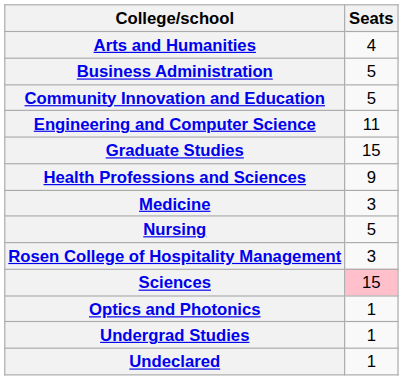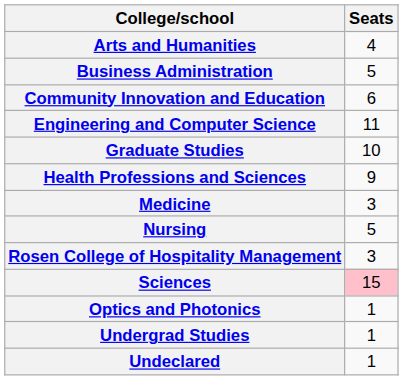(371, 98) 5 -> (371, 98) 6
(371, 150) 15 -> (371, 150) 10
